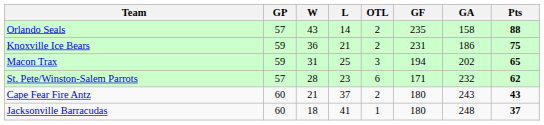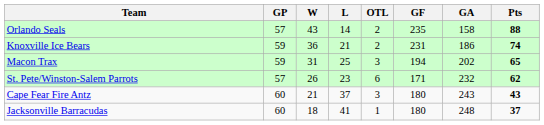(515, 45) 75 -> (515, 45) 74
(312, 78) 28 -> (312, 78) 26
(377, 95) 2 -> (377, 95) 3
